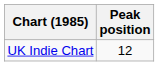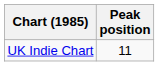(125, 50) 12 -> (125, 50) 11
